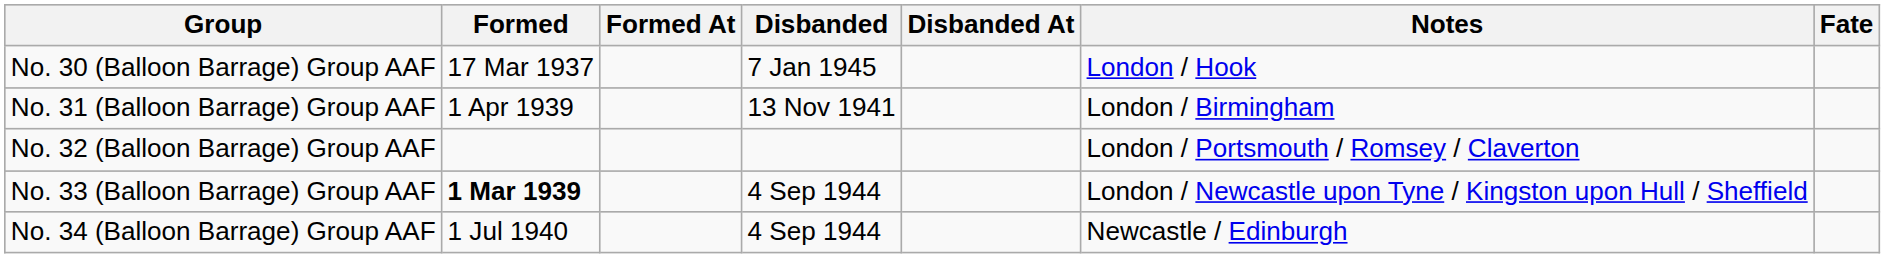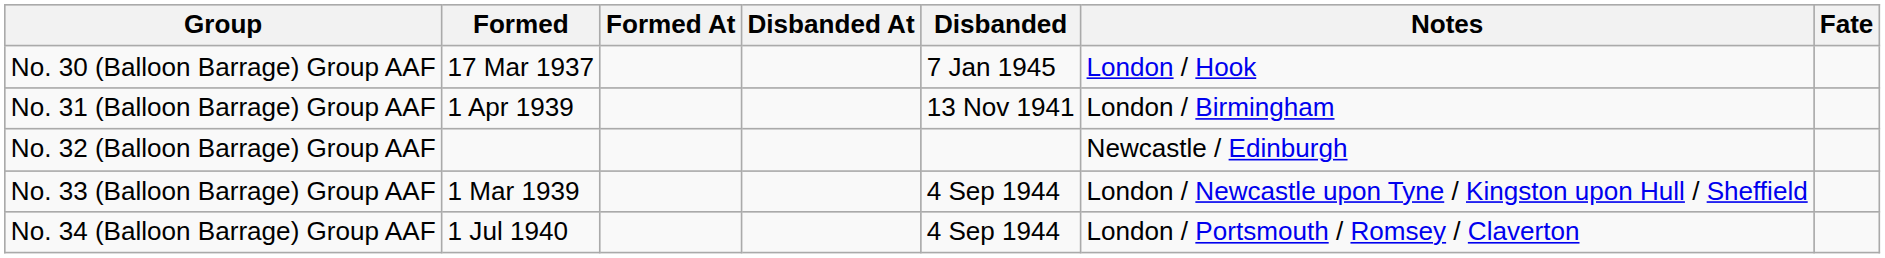columns swapped: (821, 25) <-> (991, 25)
(1333, 149) London / Portsmouth / Romsey / Claverton -> (1217, 149) Newcastle / Edinburgh
(514, 190) bold -> (514, 190) normal
(1217, 231) Newcastle / Edinburgh -> (1333, 231) London / Portsmouth / Romsey / Claverton
